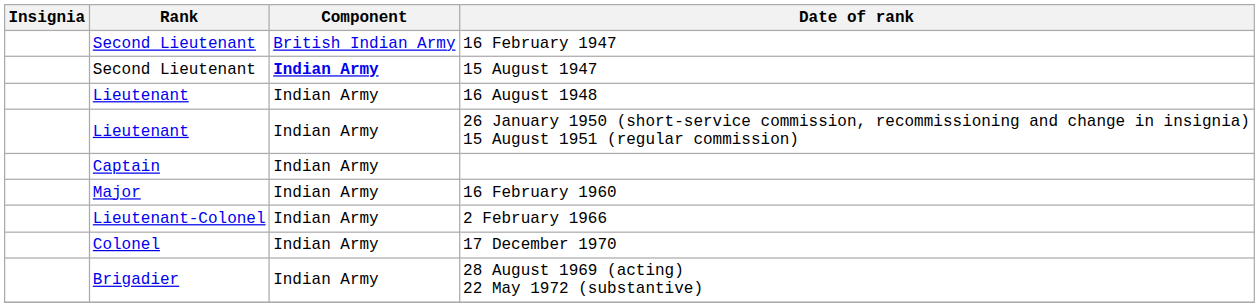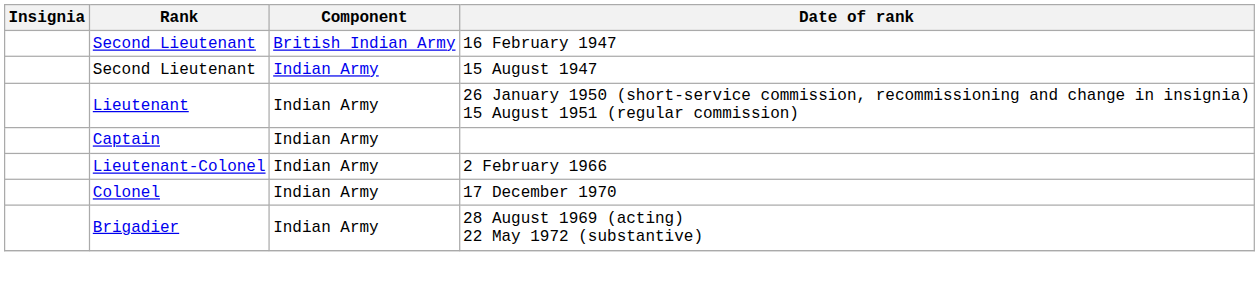(326, 70) bold -> (326, 70) normal
- row: (141, 96)
- row: (117, 192)
